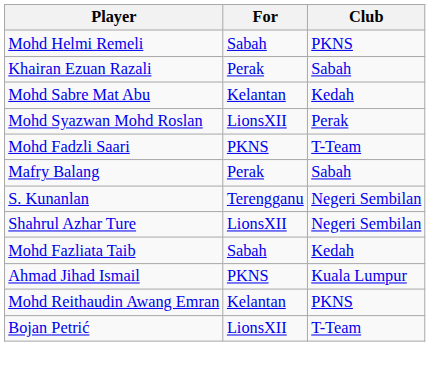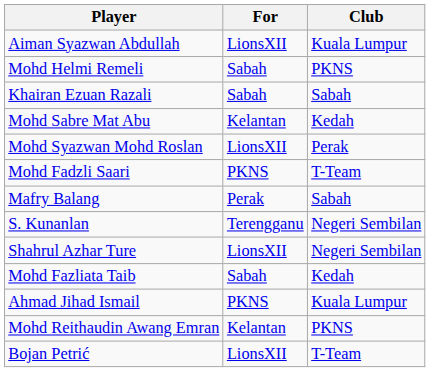+ row: (94, 43)
(245, 69) Perak -> (247, 95) Sabah
